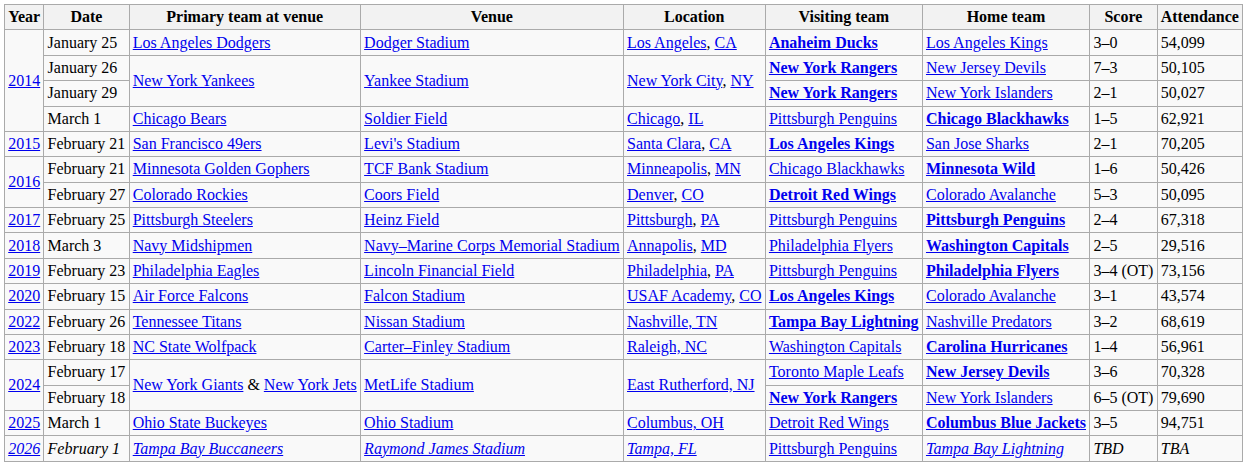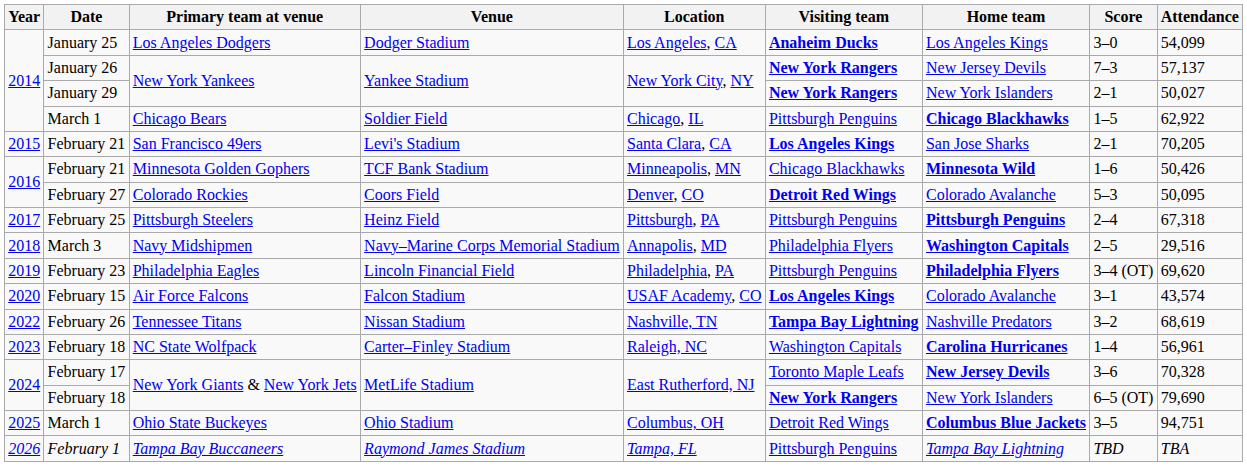(1183, 67) 50,105 -> (1183, 67) 57,137
(1183, 118) 62,921 -> (1183, 118) 62,922
(1183, 270) 73,156 -> (1183, 270) 69,620
